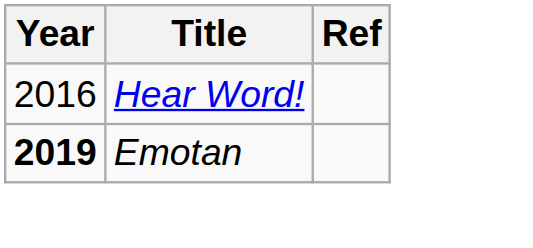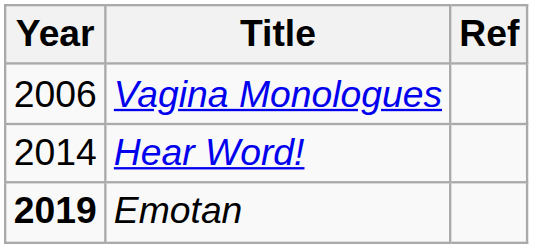+ row: (278, 93)
(55, 93) 2016 -> (55, 152) 2014
